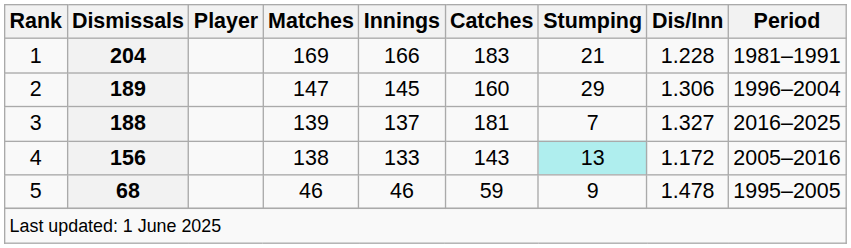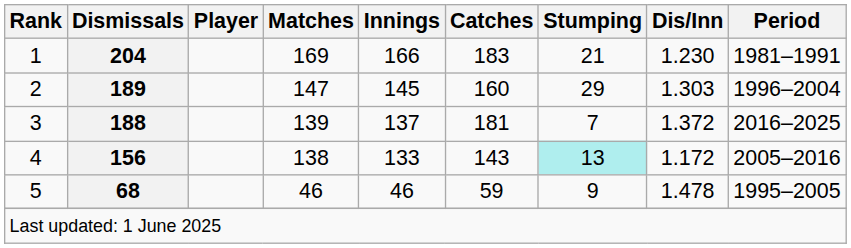(688, 55) 1.228 -> (688, 55) 1.230
(688, 89) 1.306 -> (688, 89) 1.303
(688, 123) 1.327 -> (688, 123) 1.372
